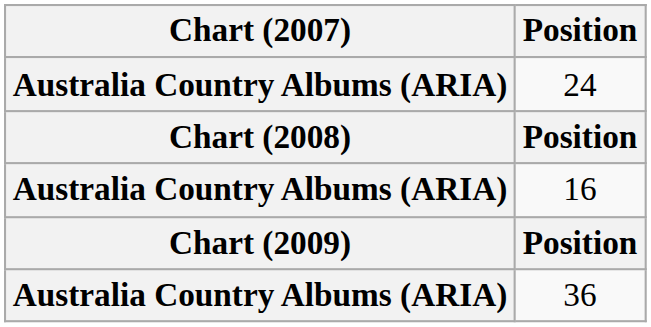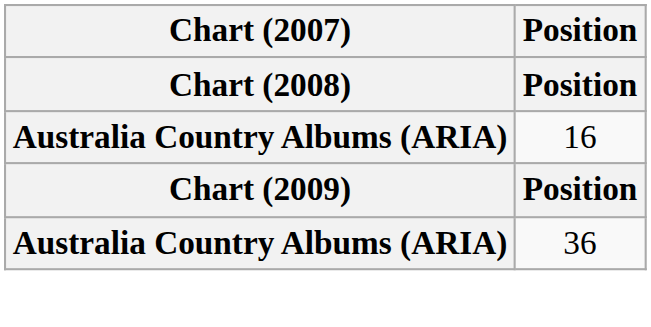- row: (580, 83)
